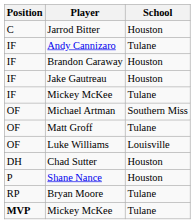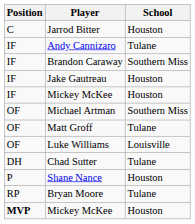(145, 62) Houston -> (158, 62) Southern Miss
(142, 95) Tulane -> (145, 95) Houston
(145, 161) Houston -> (142, 161) Tulane
(142, 210) Tulane -> (145, 210) Houston
